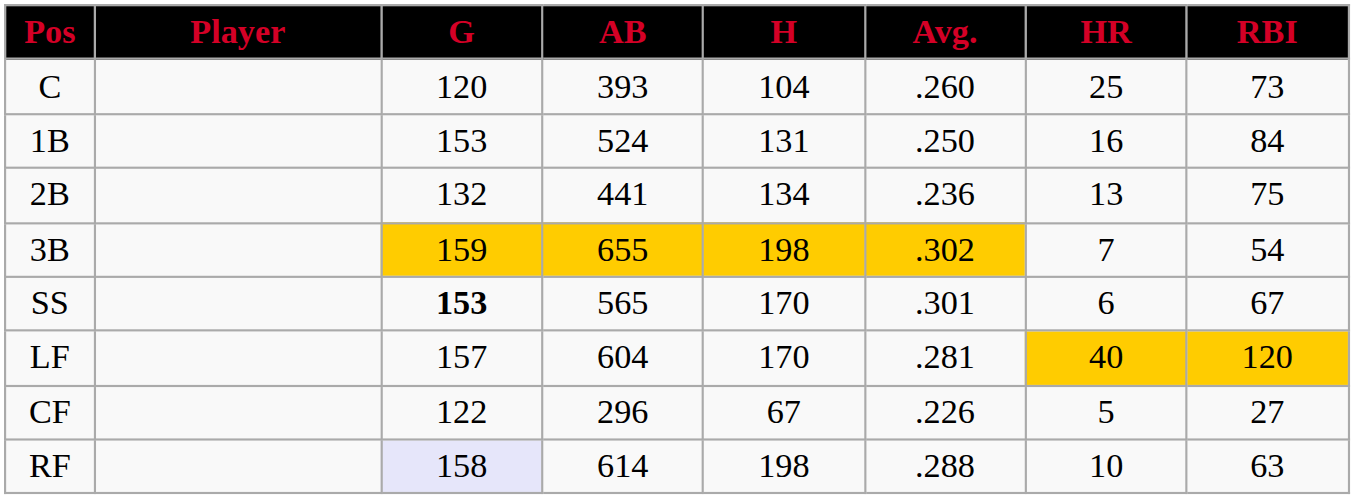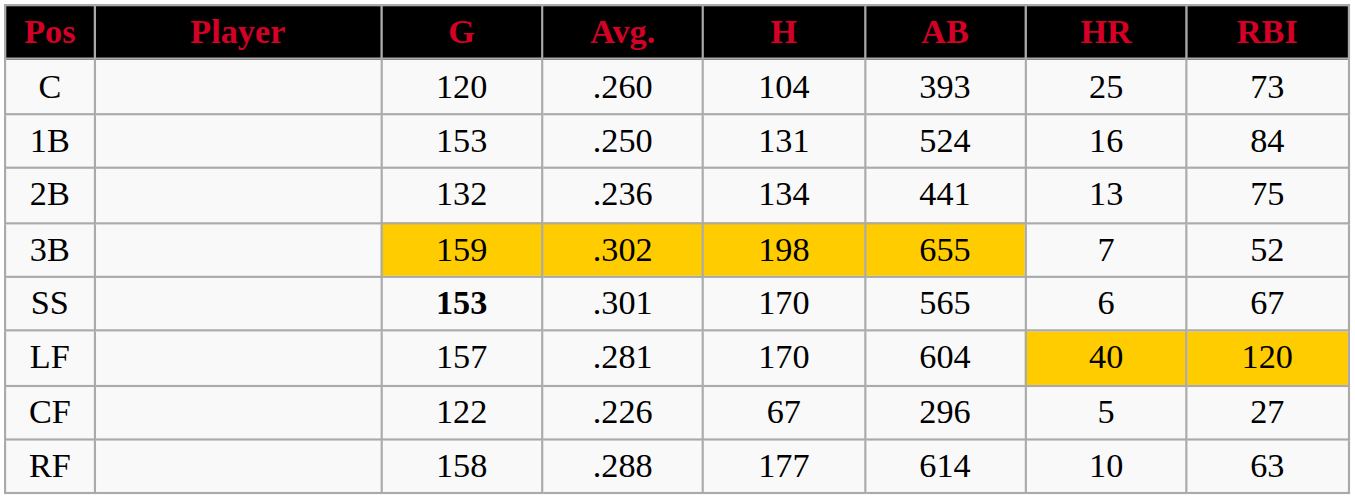columns swapped: (623, 31) <-> (945, 31)
(1267, 248) 54 -> (1267, 248) 52
(462, 466) lavender background -> (462, 466) no background
(784, 466) 198 -> (784, 466) 177
